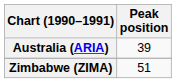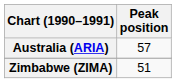(144, 48) 39 -> (144, 48) 57
